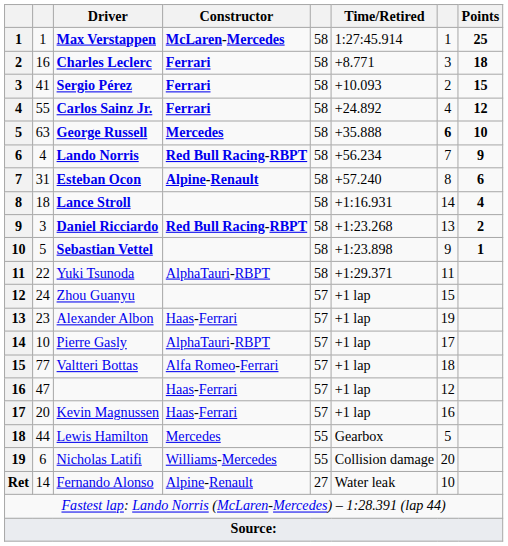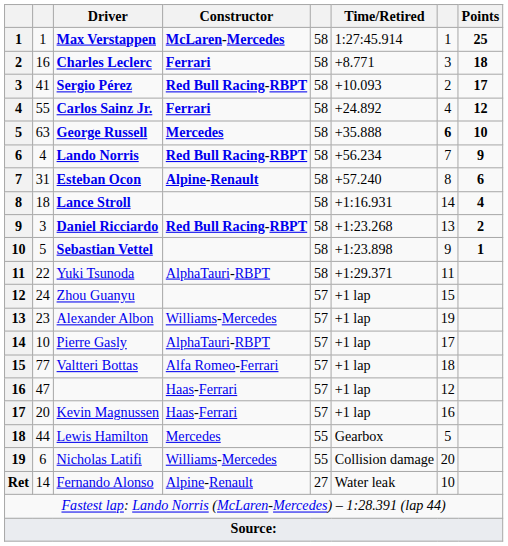(188, 85) Ferrari -> (236, 85) Red Bull Racing-RBPT
(480, 85) 15 -> (480, 85) 17
(202, 319) Haas-Ferrari -> (221, 319) Williams-Mercedes
